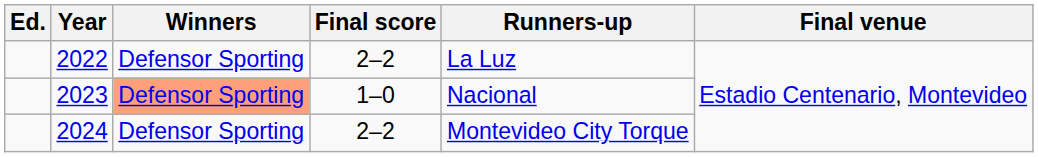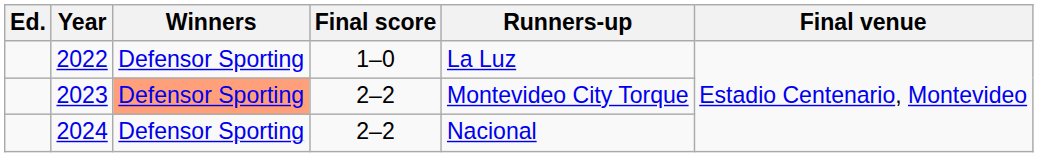(376, 59) 2–2 -> (376, 59) 1–0
(376, 95) 1–0 -> (376, 95) 2–2
(492, 95) Nacional -> (568, 95) Montevideo City Torque
(568, 132) Montevideo City Torque -> (492, 132) Nacional
